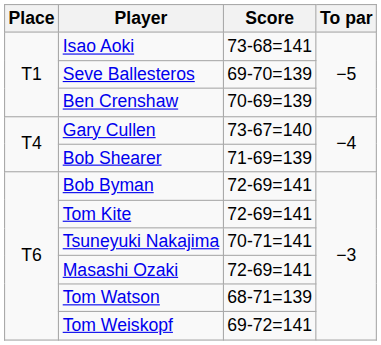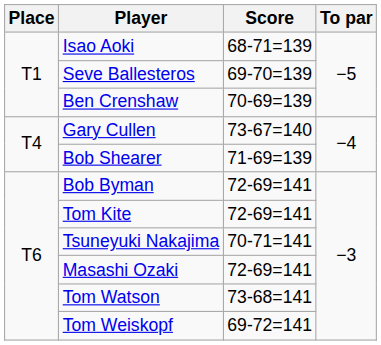(270, 46) 73-68=141 -> (270, 46) 68-71=139
(270, 297) 68-71=139 -> (270, 297) 73-68=141
